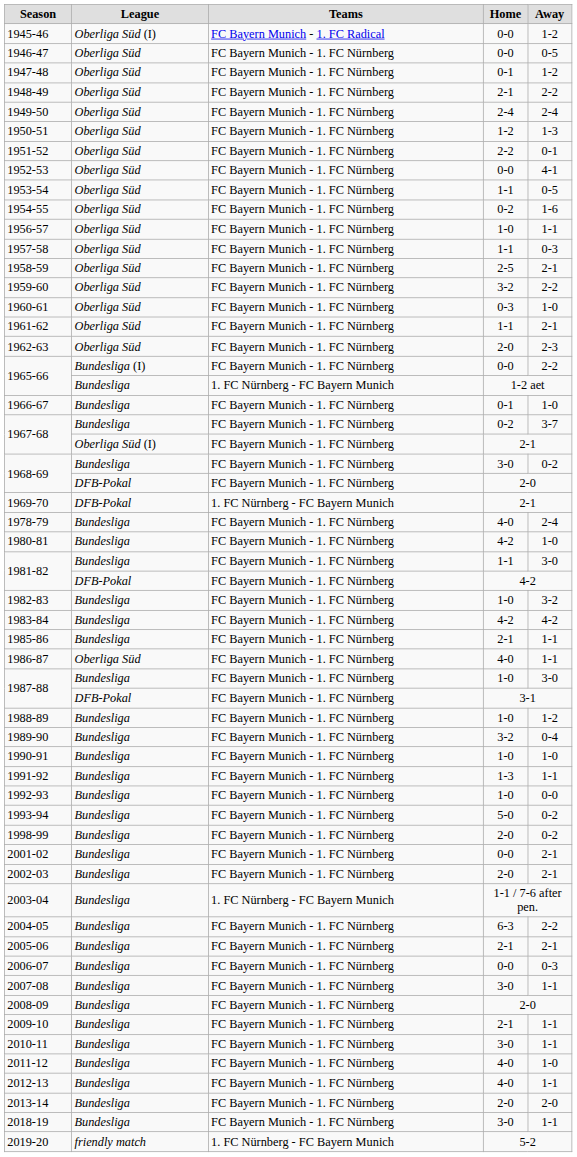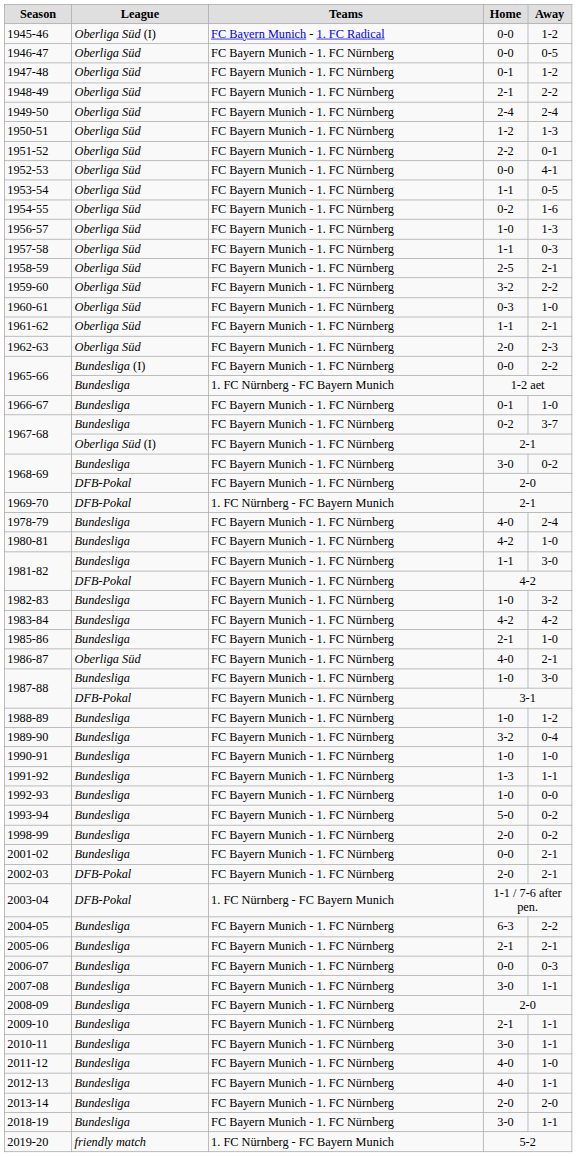(550, 229) 1-1 -> (550, 229) 1-3
(550, 639) 1-1 -> (550, 639) 1-0
(550, 659) 1-1 -> (550, 659) 2-1
(102, 873) Bundesliga -> (103, 873) DFB-Pokal
(102, 900) Bundesliga -> (103, 900) DFB-Pokal
